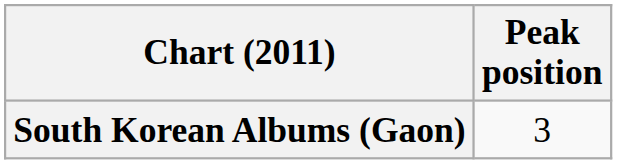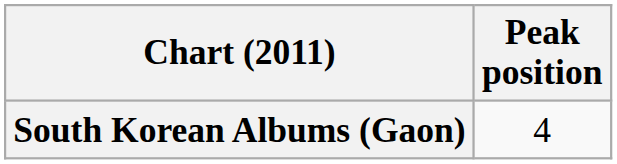(542, 128) 3 -> (542, 128) 4
